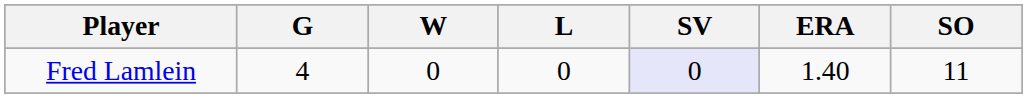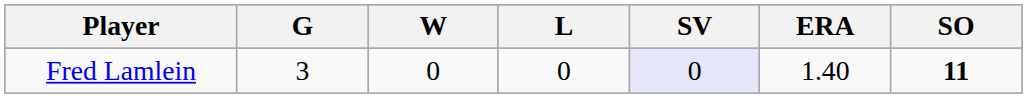(303, 70) 4 -> (303, 70) 3
(956, 70) normal -> (956, 70) bold
